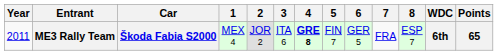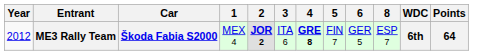- column: (386, 13)
(18, 36) 2011 -> (19, 36) 2012
(260, 36) normal -> (261, 36) bold
(474, 36) 65 -> (449, 36) 64
